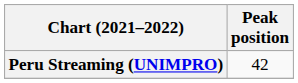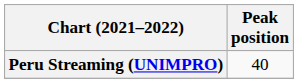(260, 64) 42 -> (260, 64) 40
